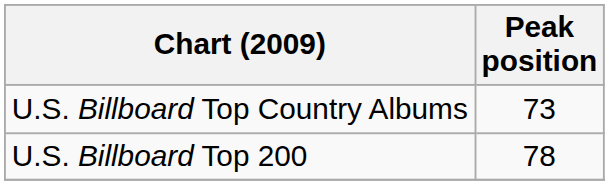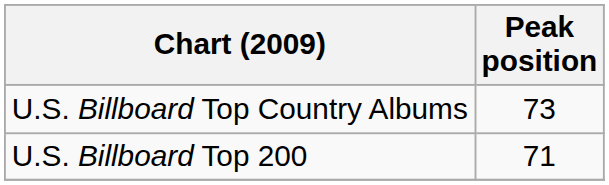(539, 155) 78 -> (539, 155) 71
